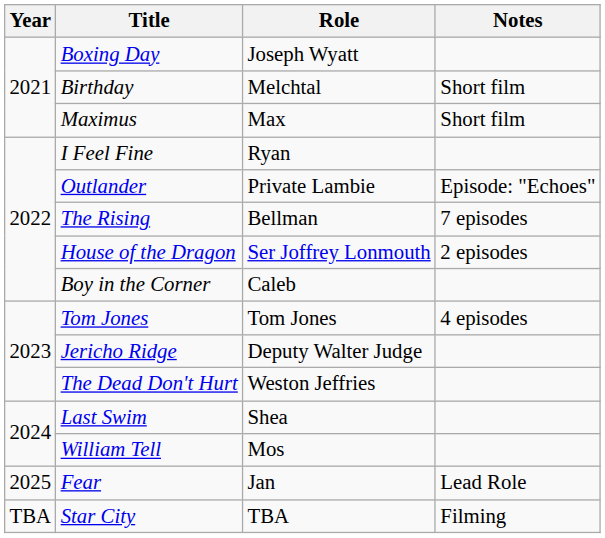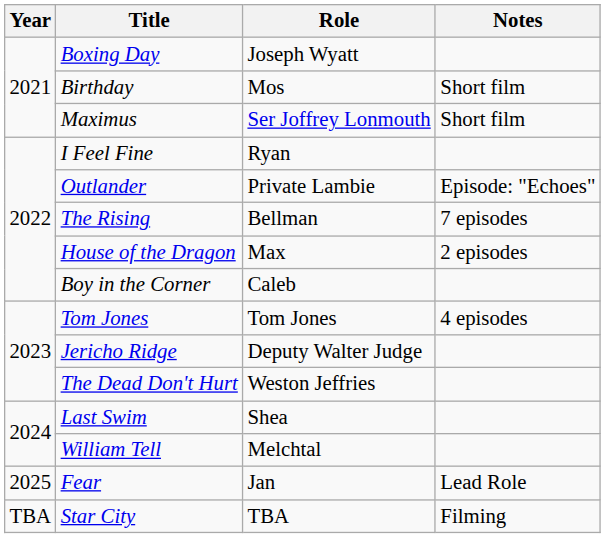(284, 86) Melchtal -> (266, 86) Mos
(266, 119) Max -> (339, 119) Ser Joffrey Lonmouth
(339, 251) Ser Joffrey Lonmouth -> (266, 251) Max
(266, 449) Mos -> (284, 449) Melchtal
